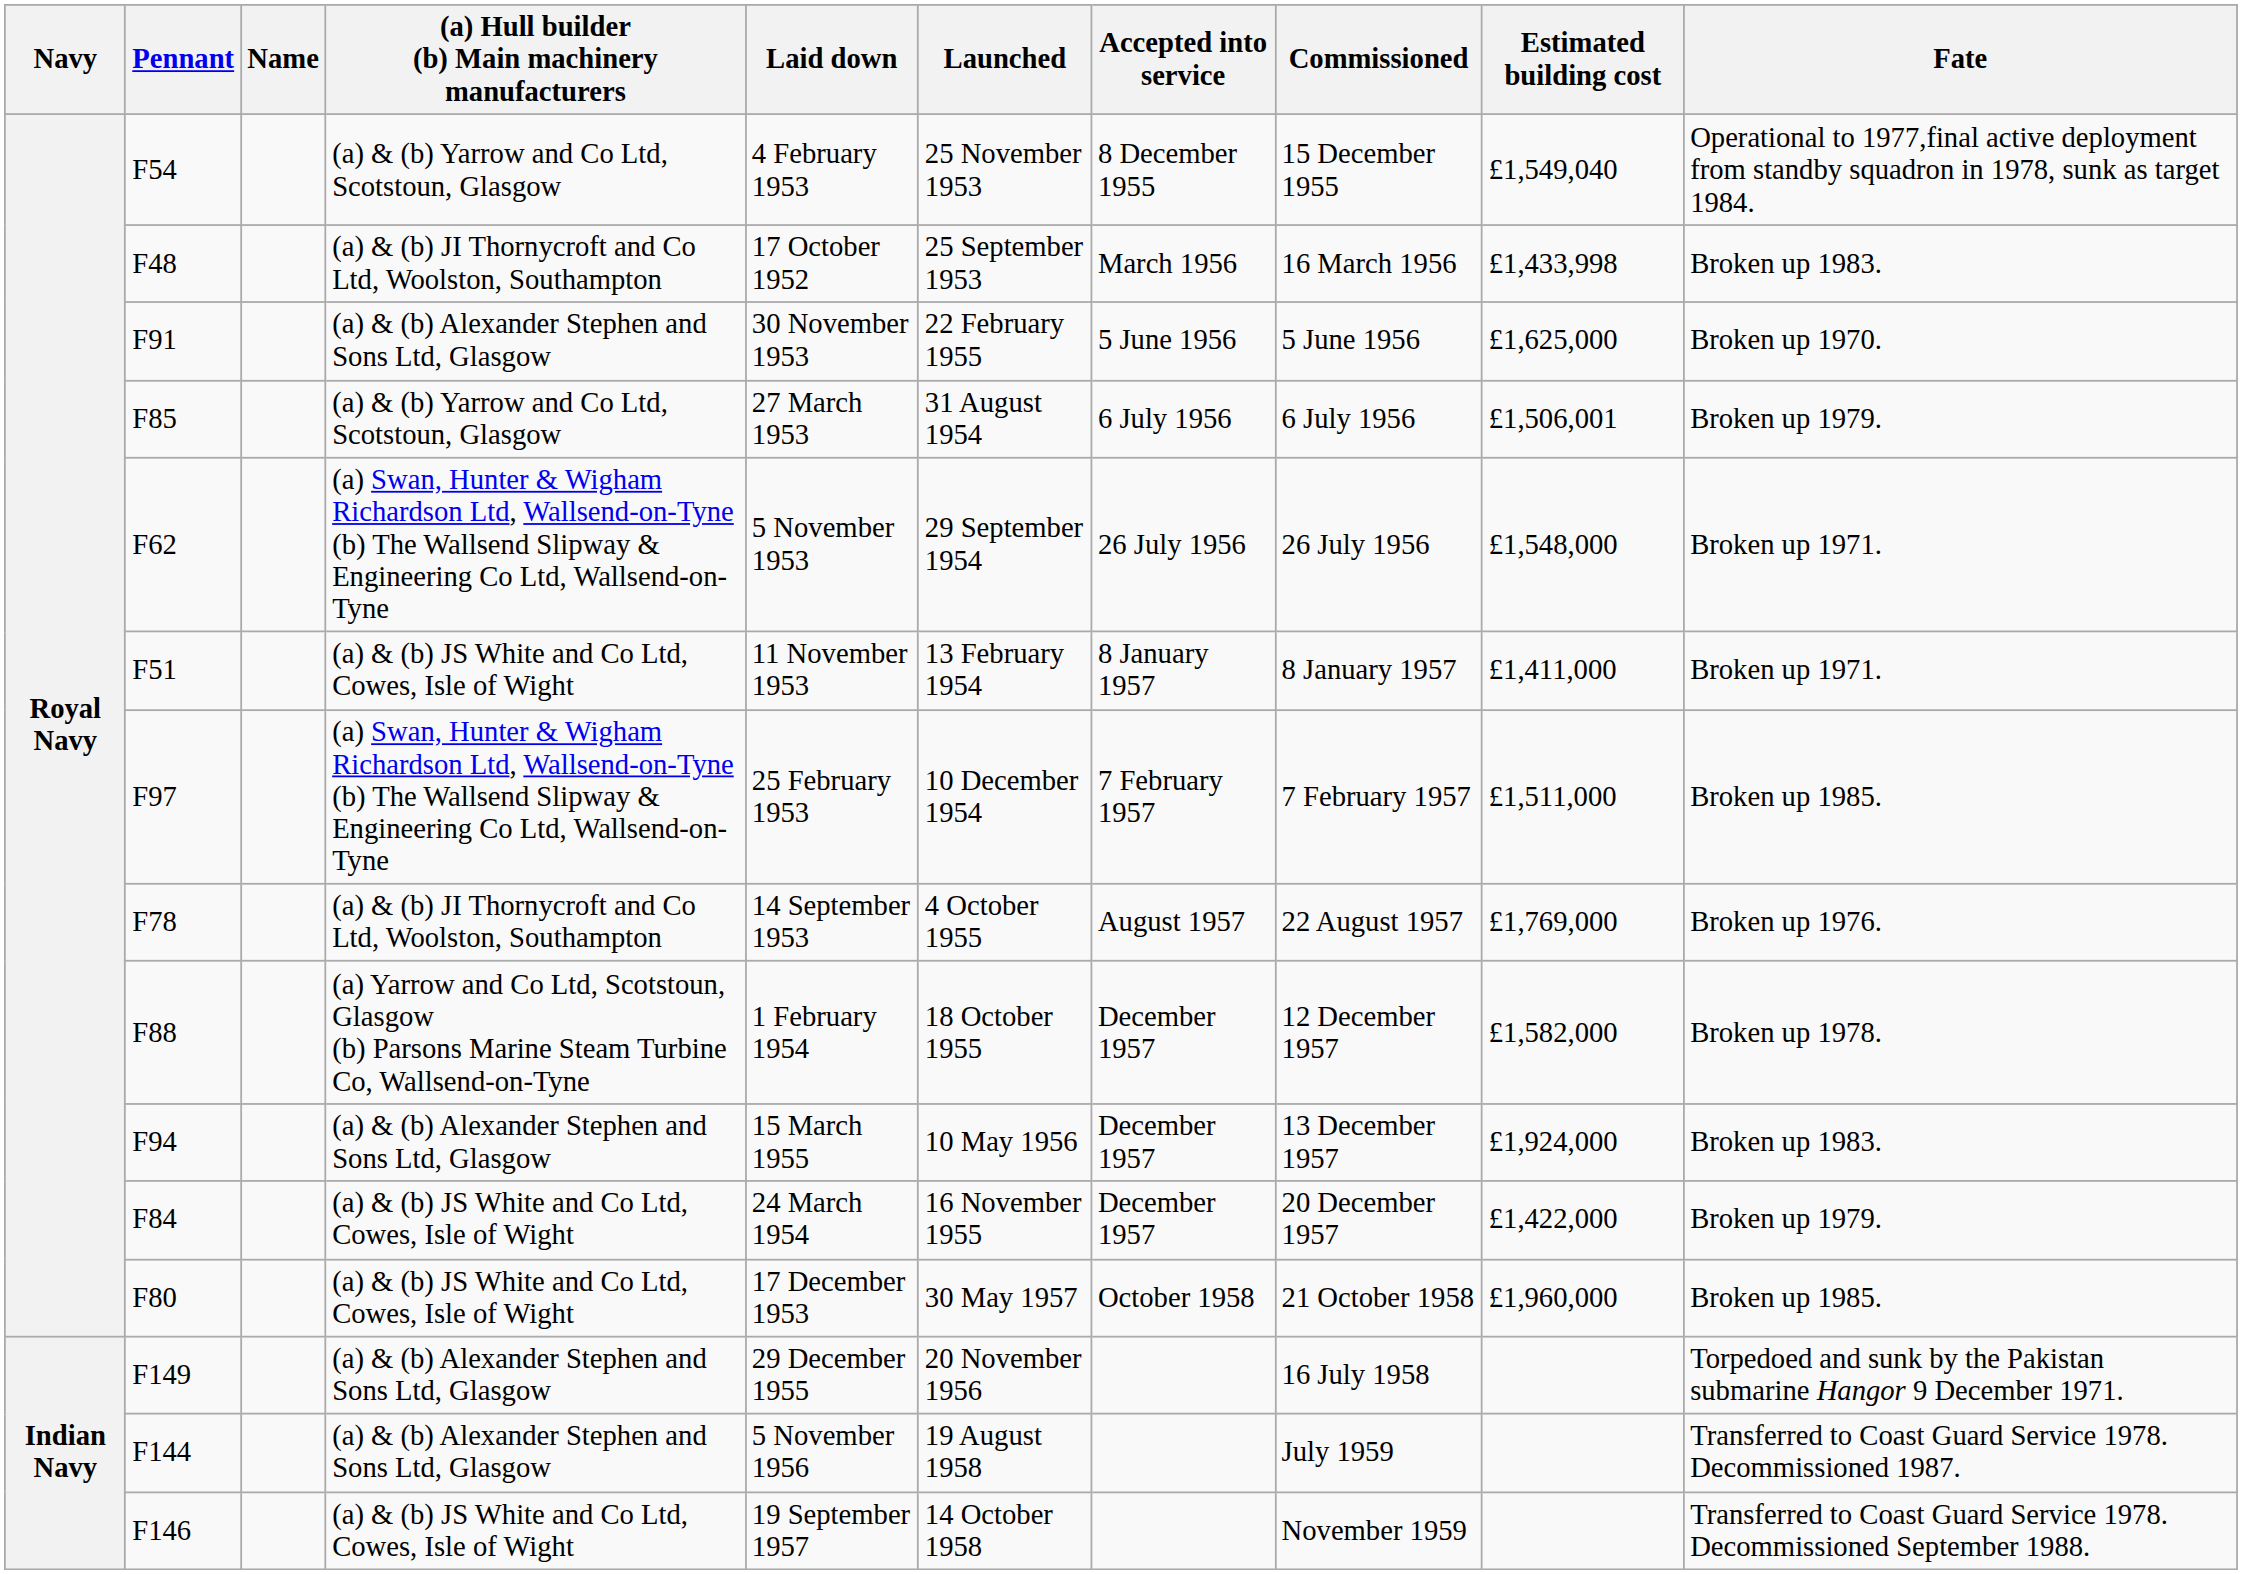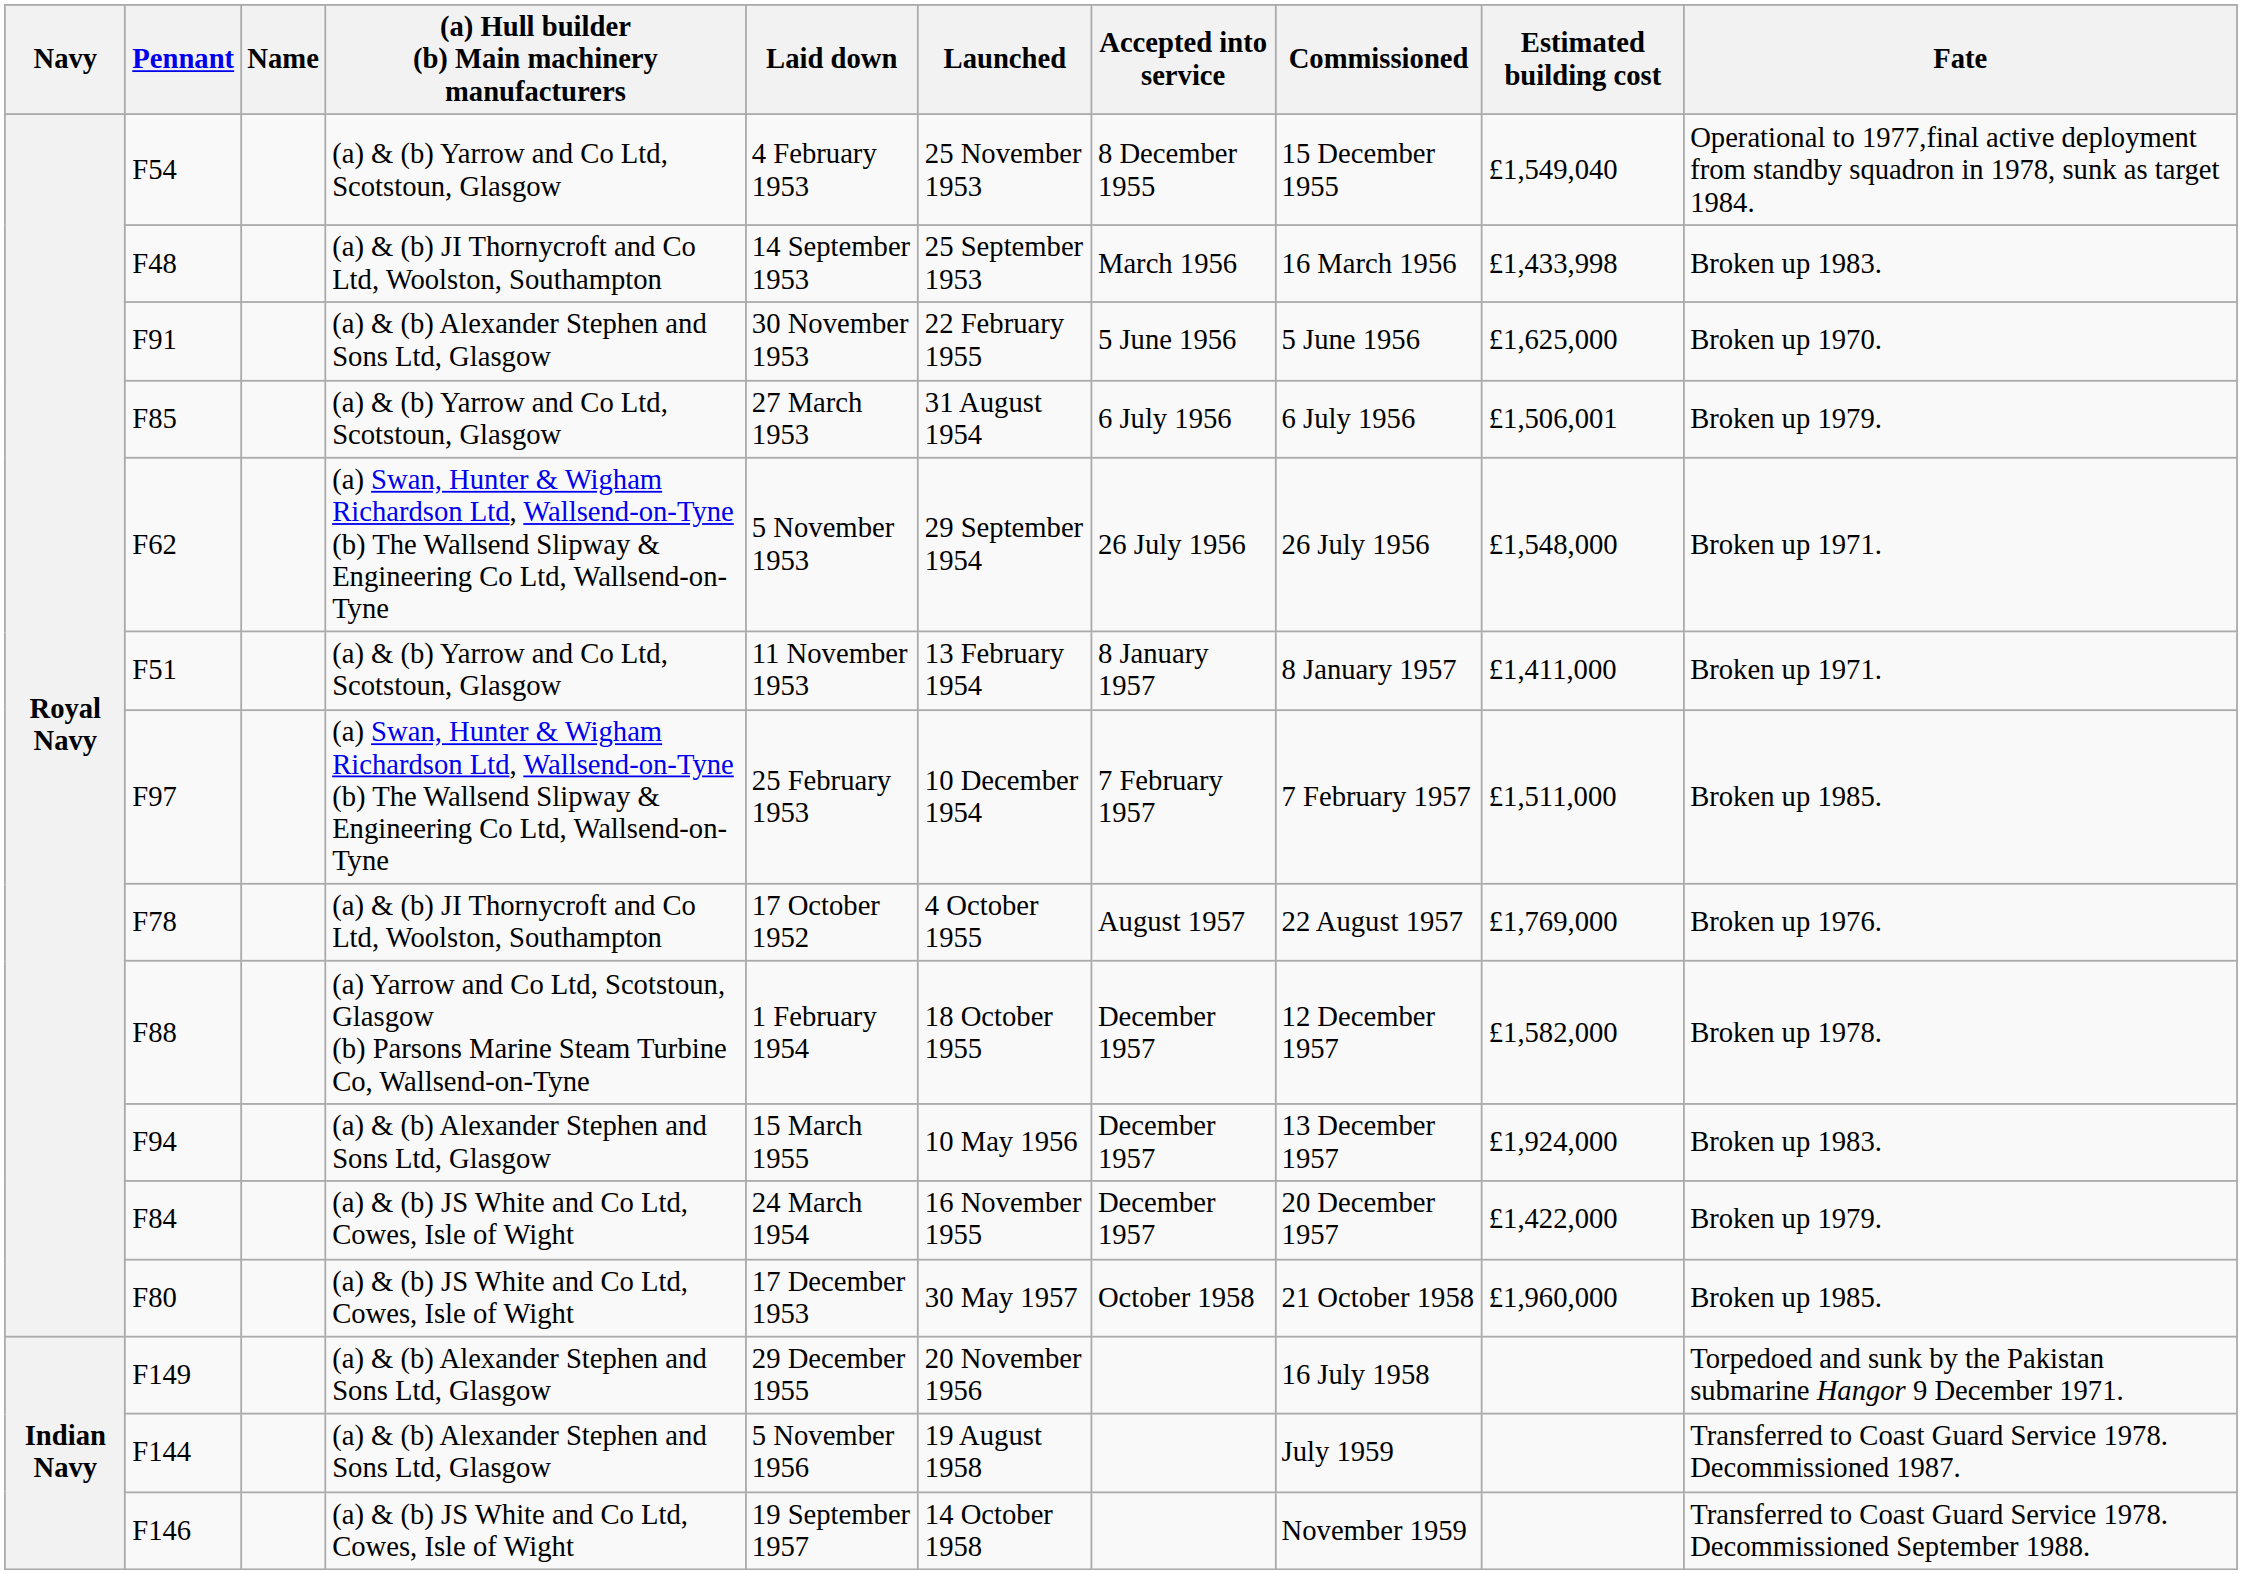(816, 263) 17 October 1952 -> (831, 263) 14 September 1953
(510, 670) (a) & (b) JS White and Co Ltd, Cowes, Isle of Wight -> (500, 670) (a) & (b) Yarrow and Co Ltd, Scotstoun, Glasgow
(831, 922) 14 September 1953 -> (816, 922) 17 October 1952
